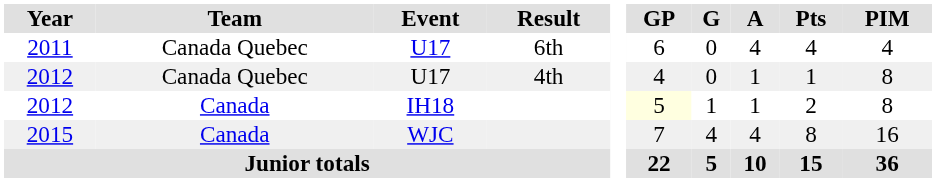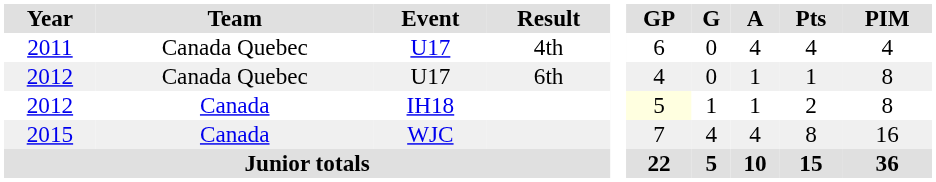(549, 47) 6th -> (549, 47) 4th
(549, 76) 4th -> (549, 76) 6th
